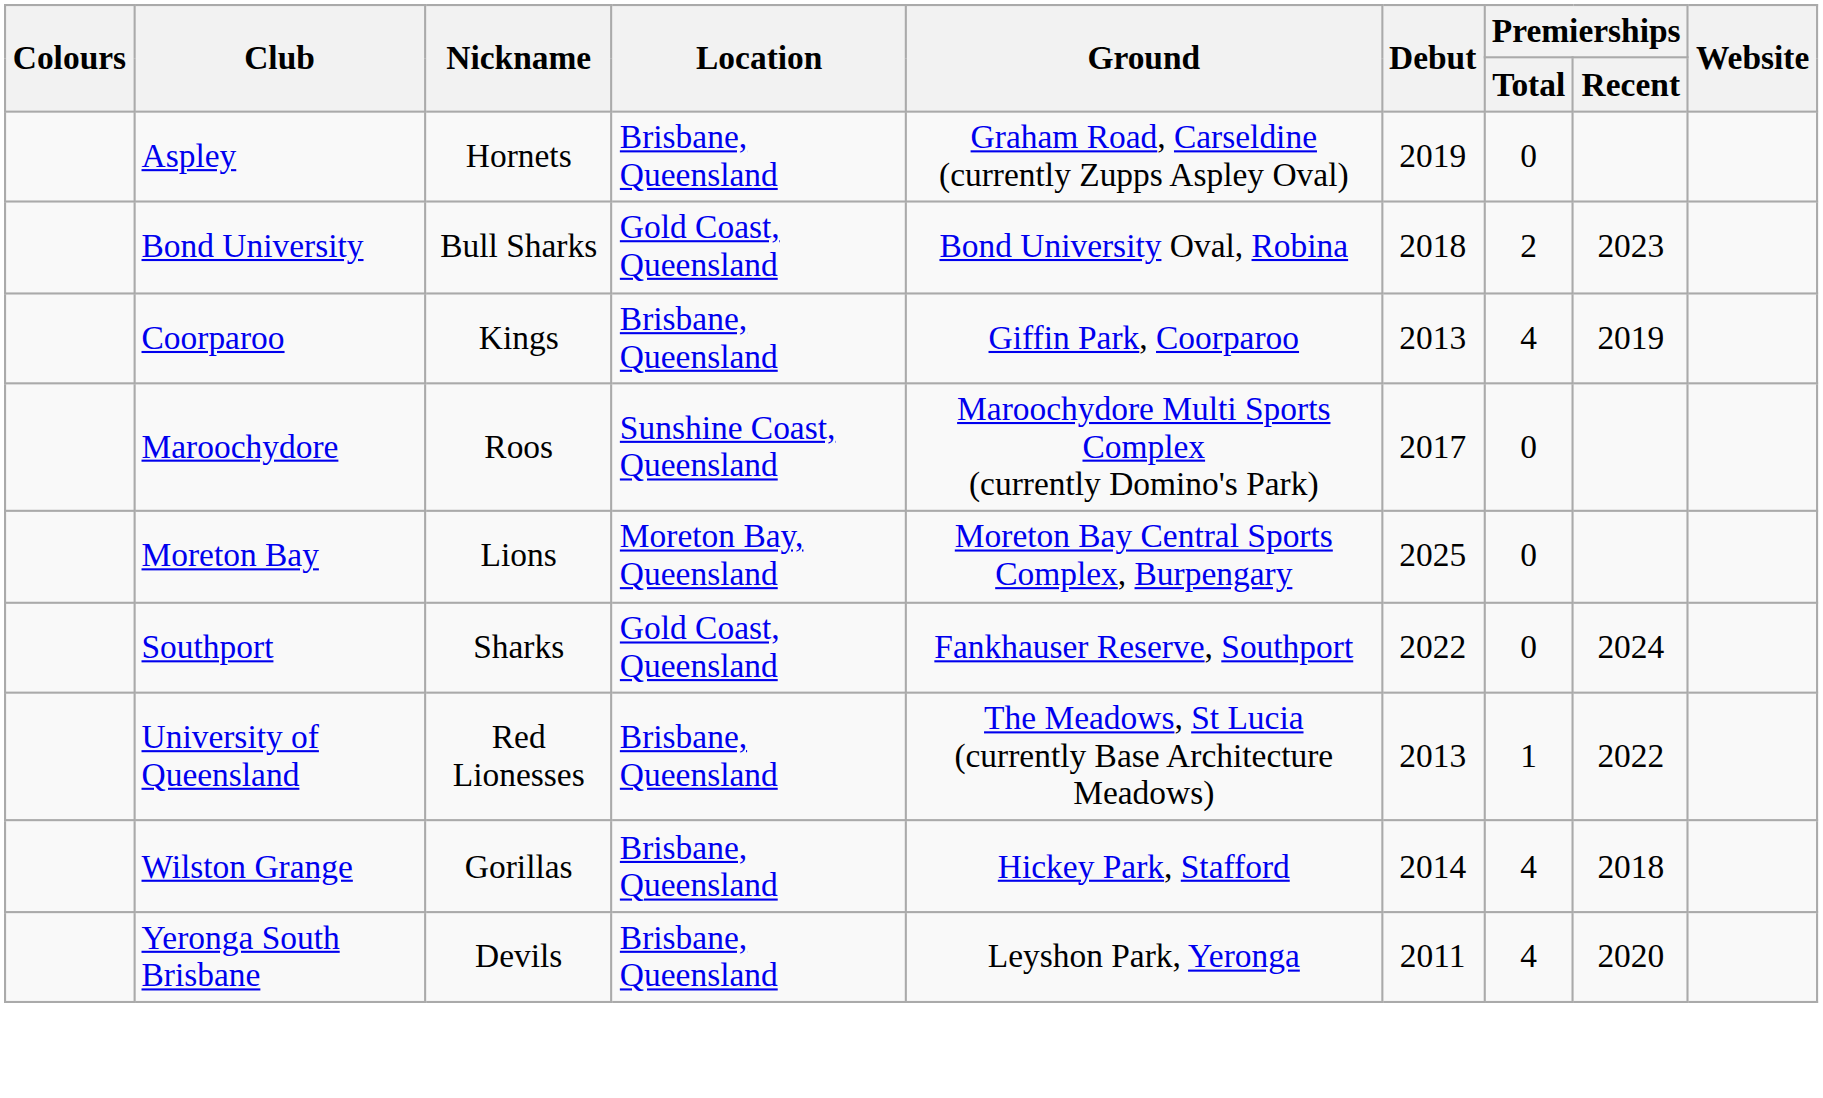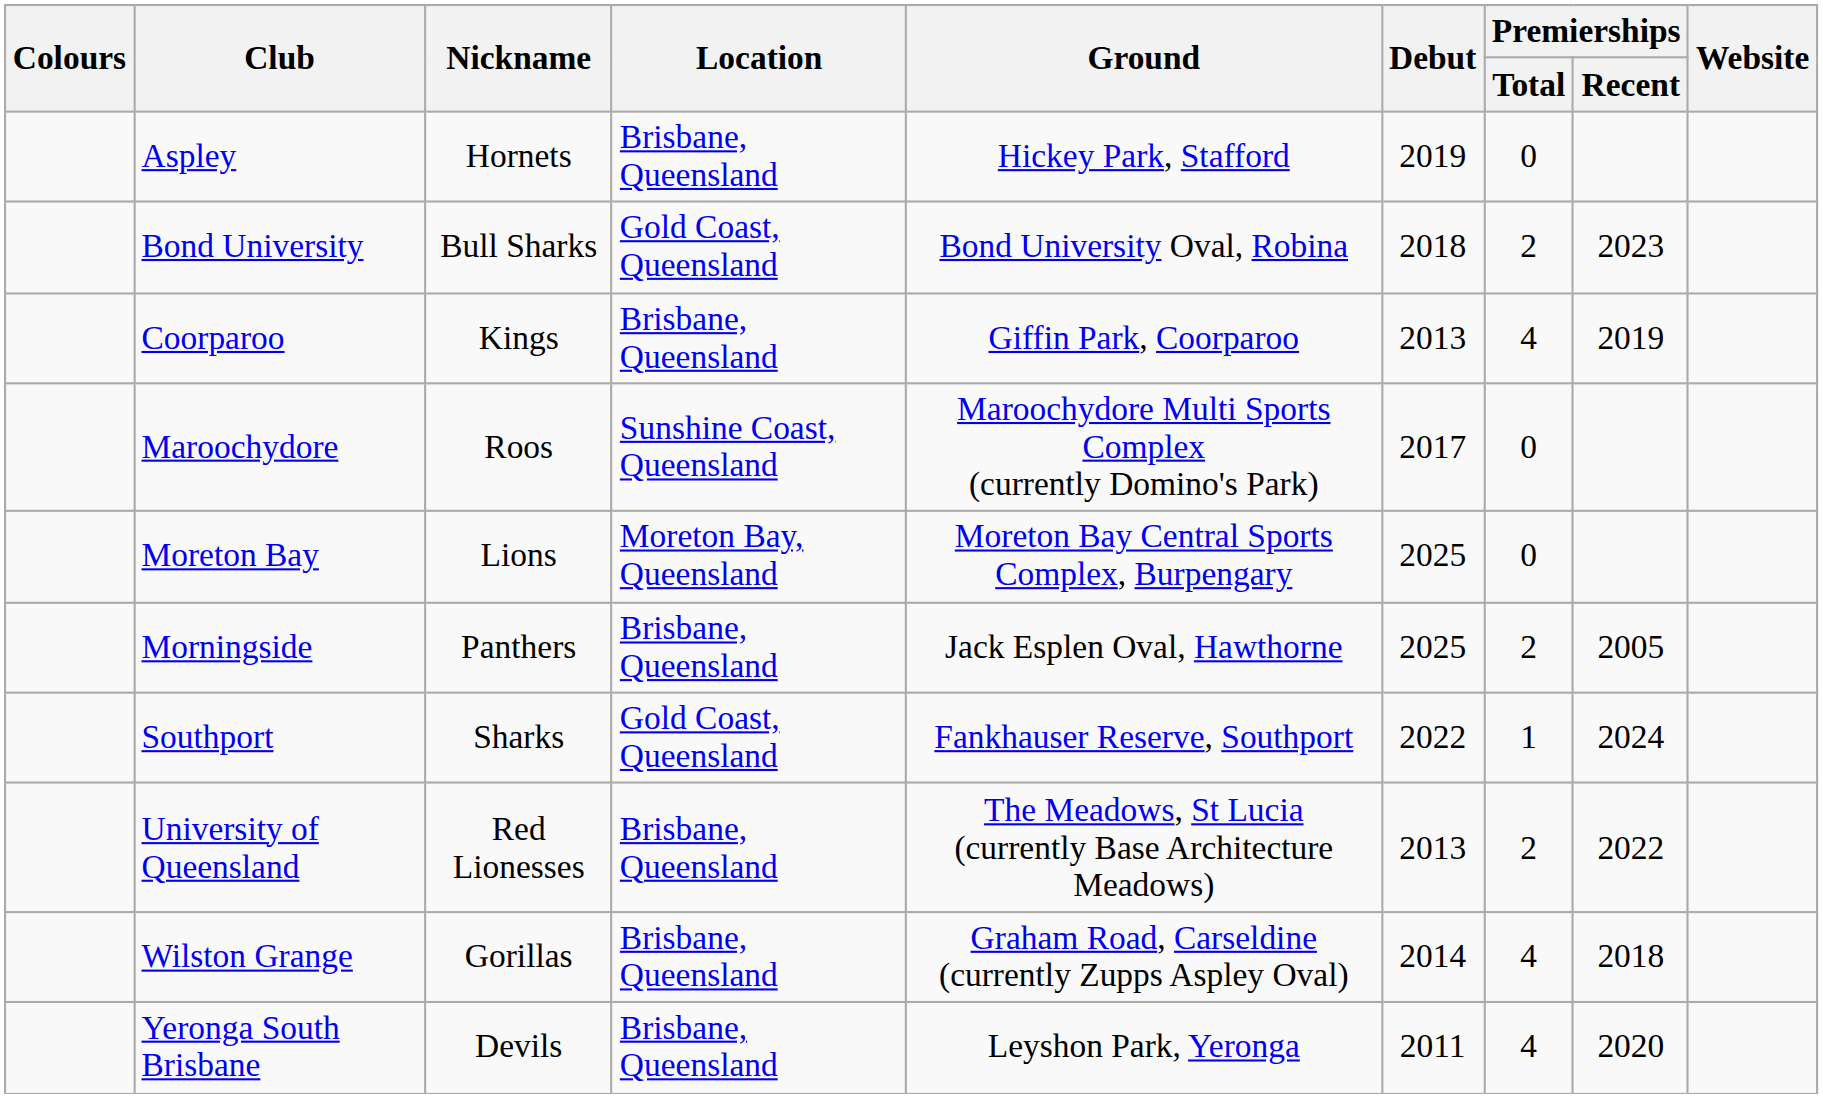(1144, 155) Graham Road, Carseldine (currently Zupps Aspley Oval) -> (1144, 155) Hickey Park, Stafford
+ row: (227, 646)
(1529, 646) 0 -> (1529, 737) 1
(1529, 756) 1 -> (1529, 846) 2
(1144, 865) Hickey Park, Stafford -> (1144, 956) Graham Road, Carseldine (currently Zupps Aspley Oval)
